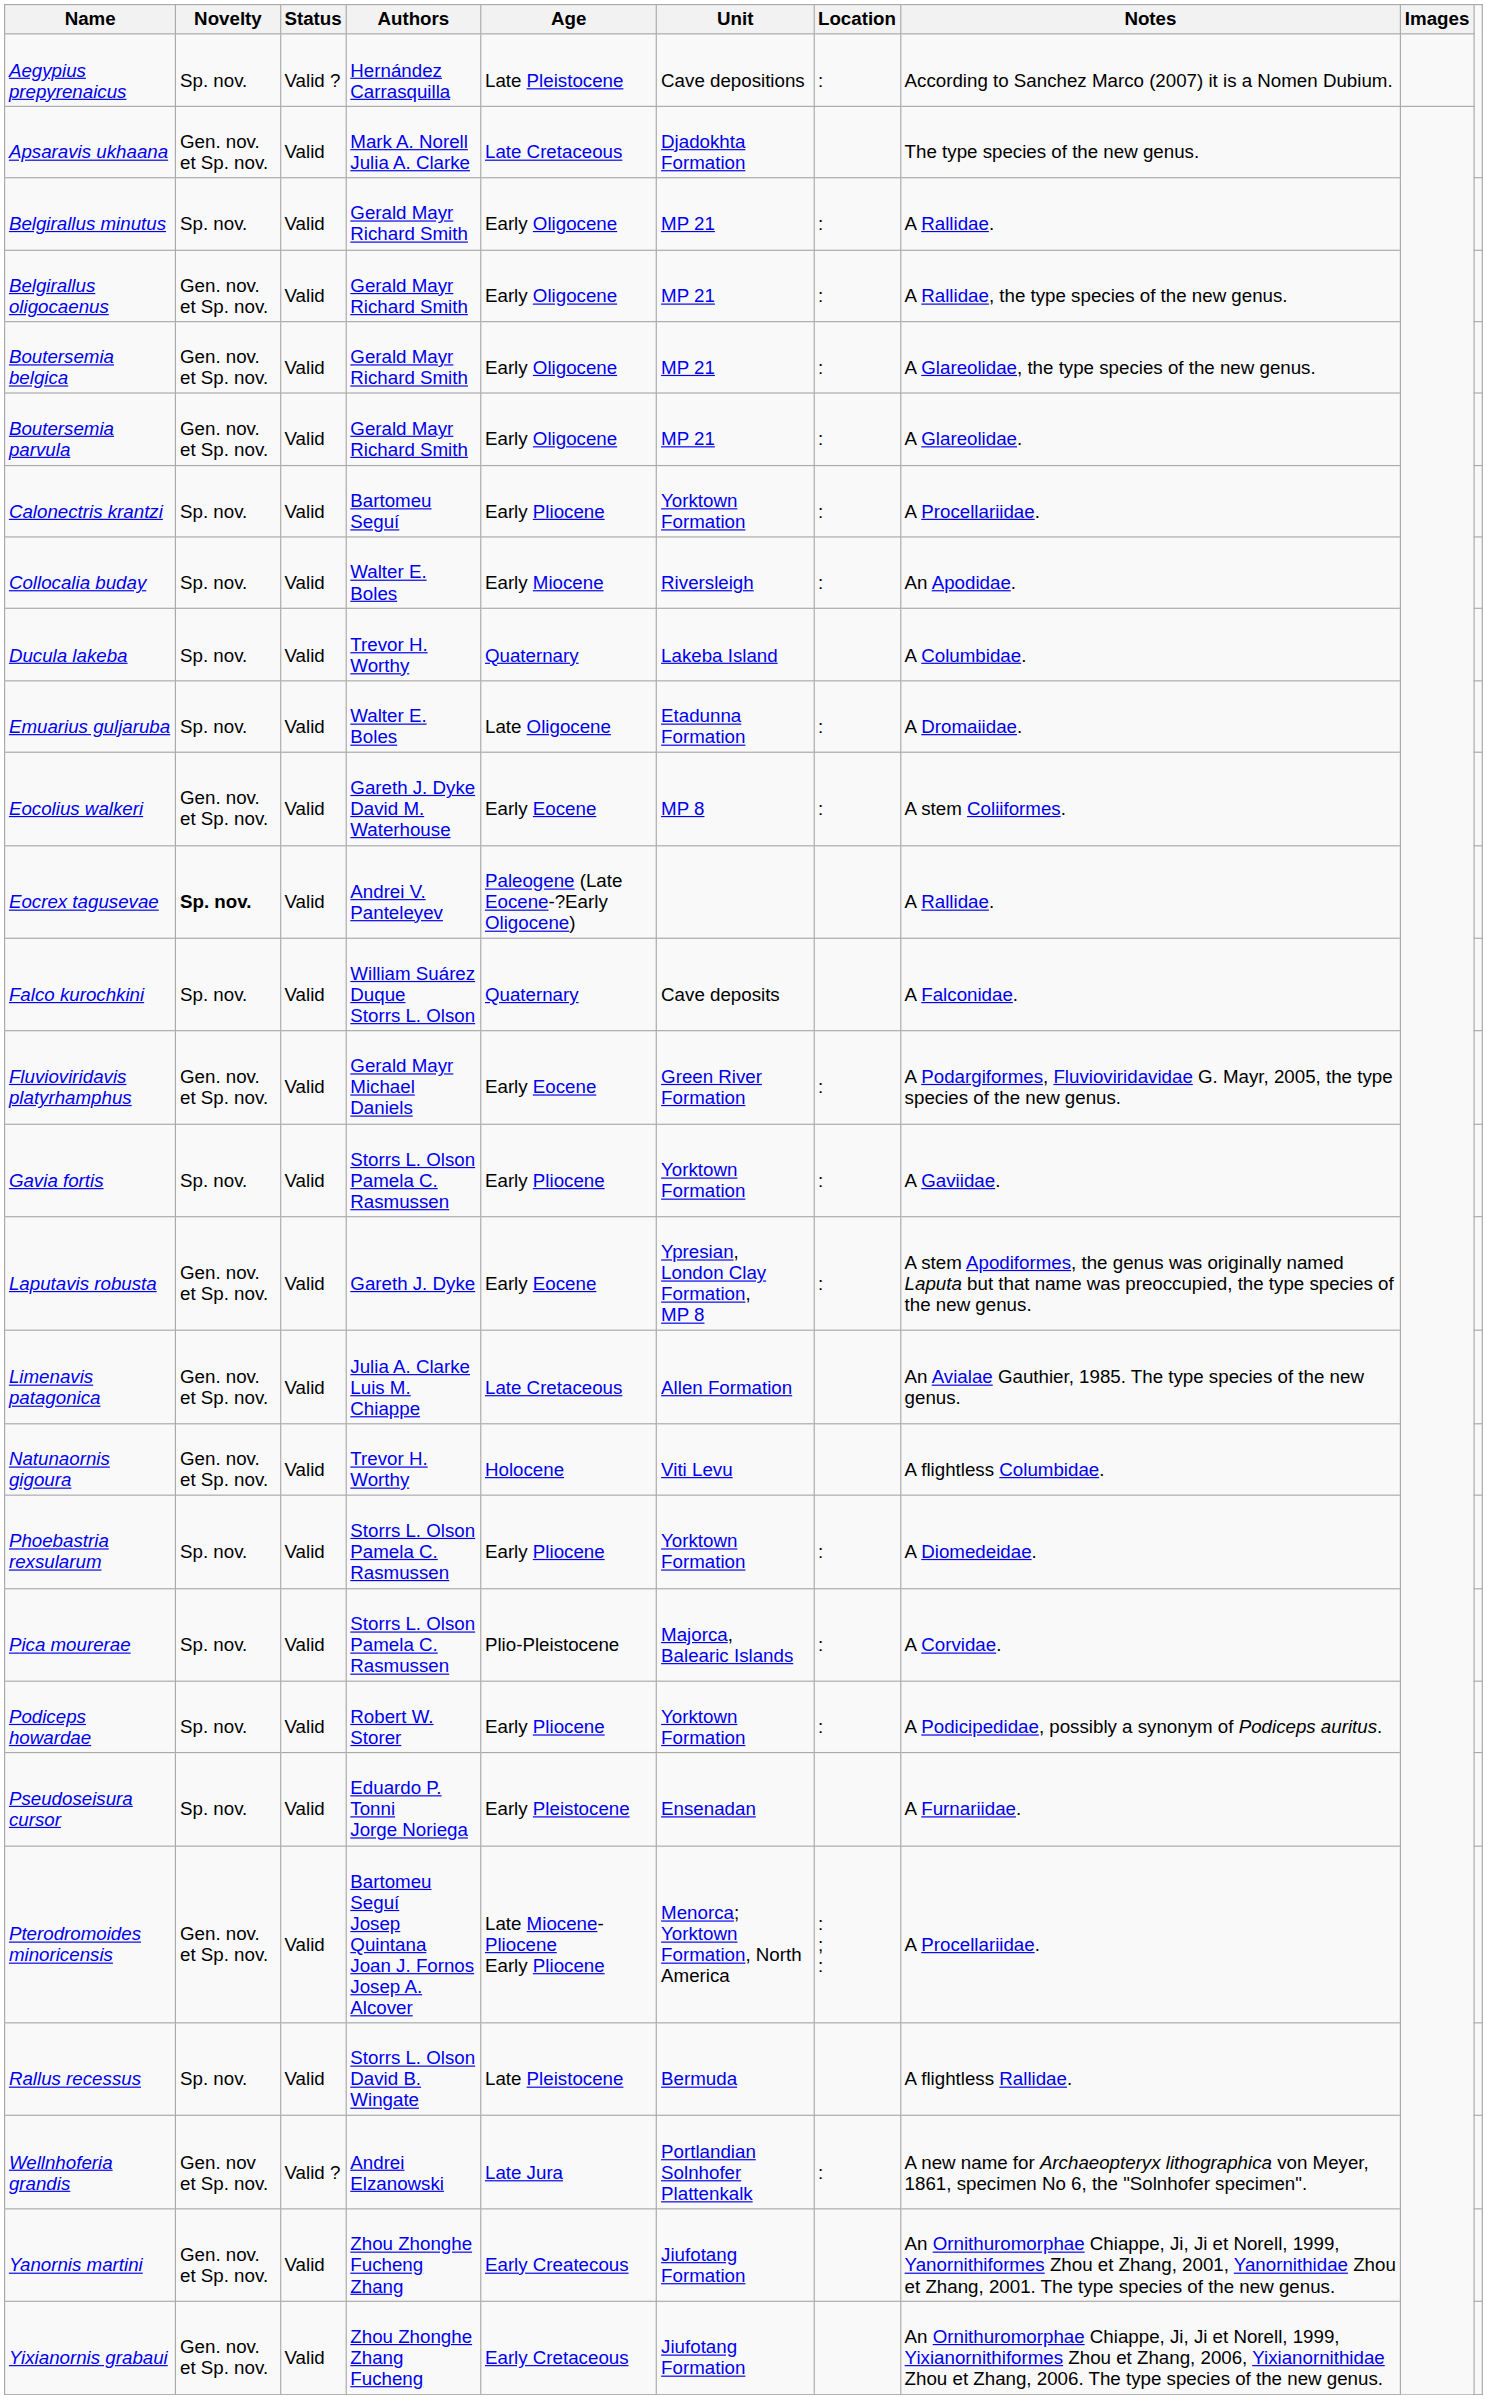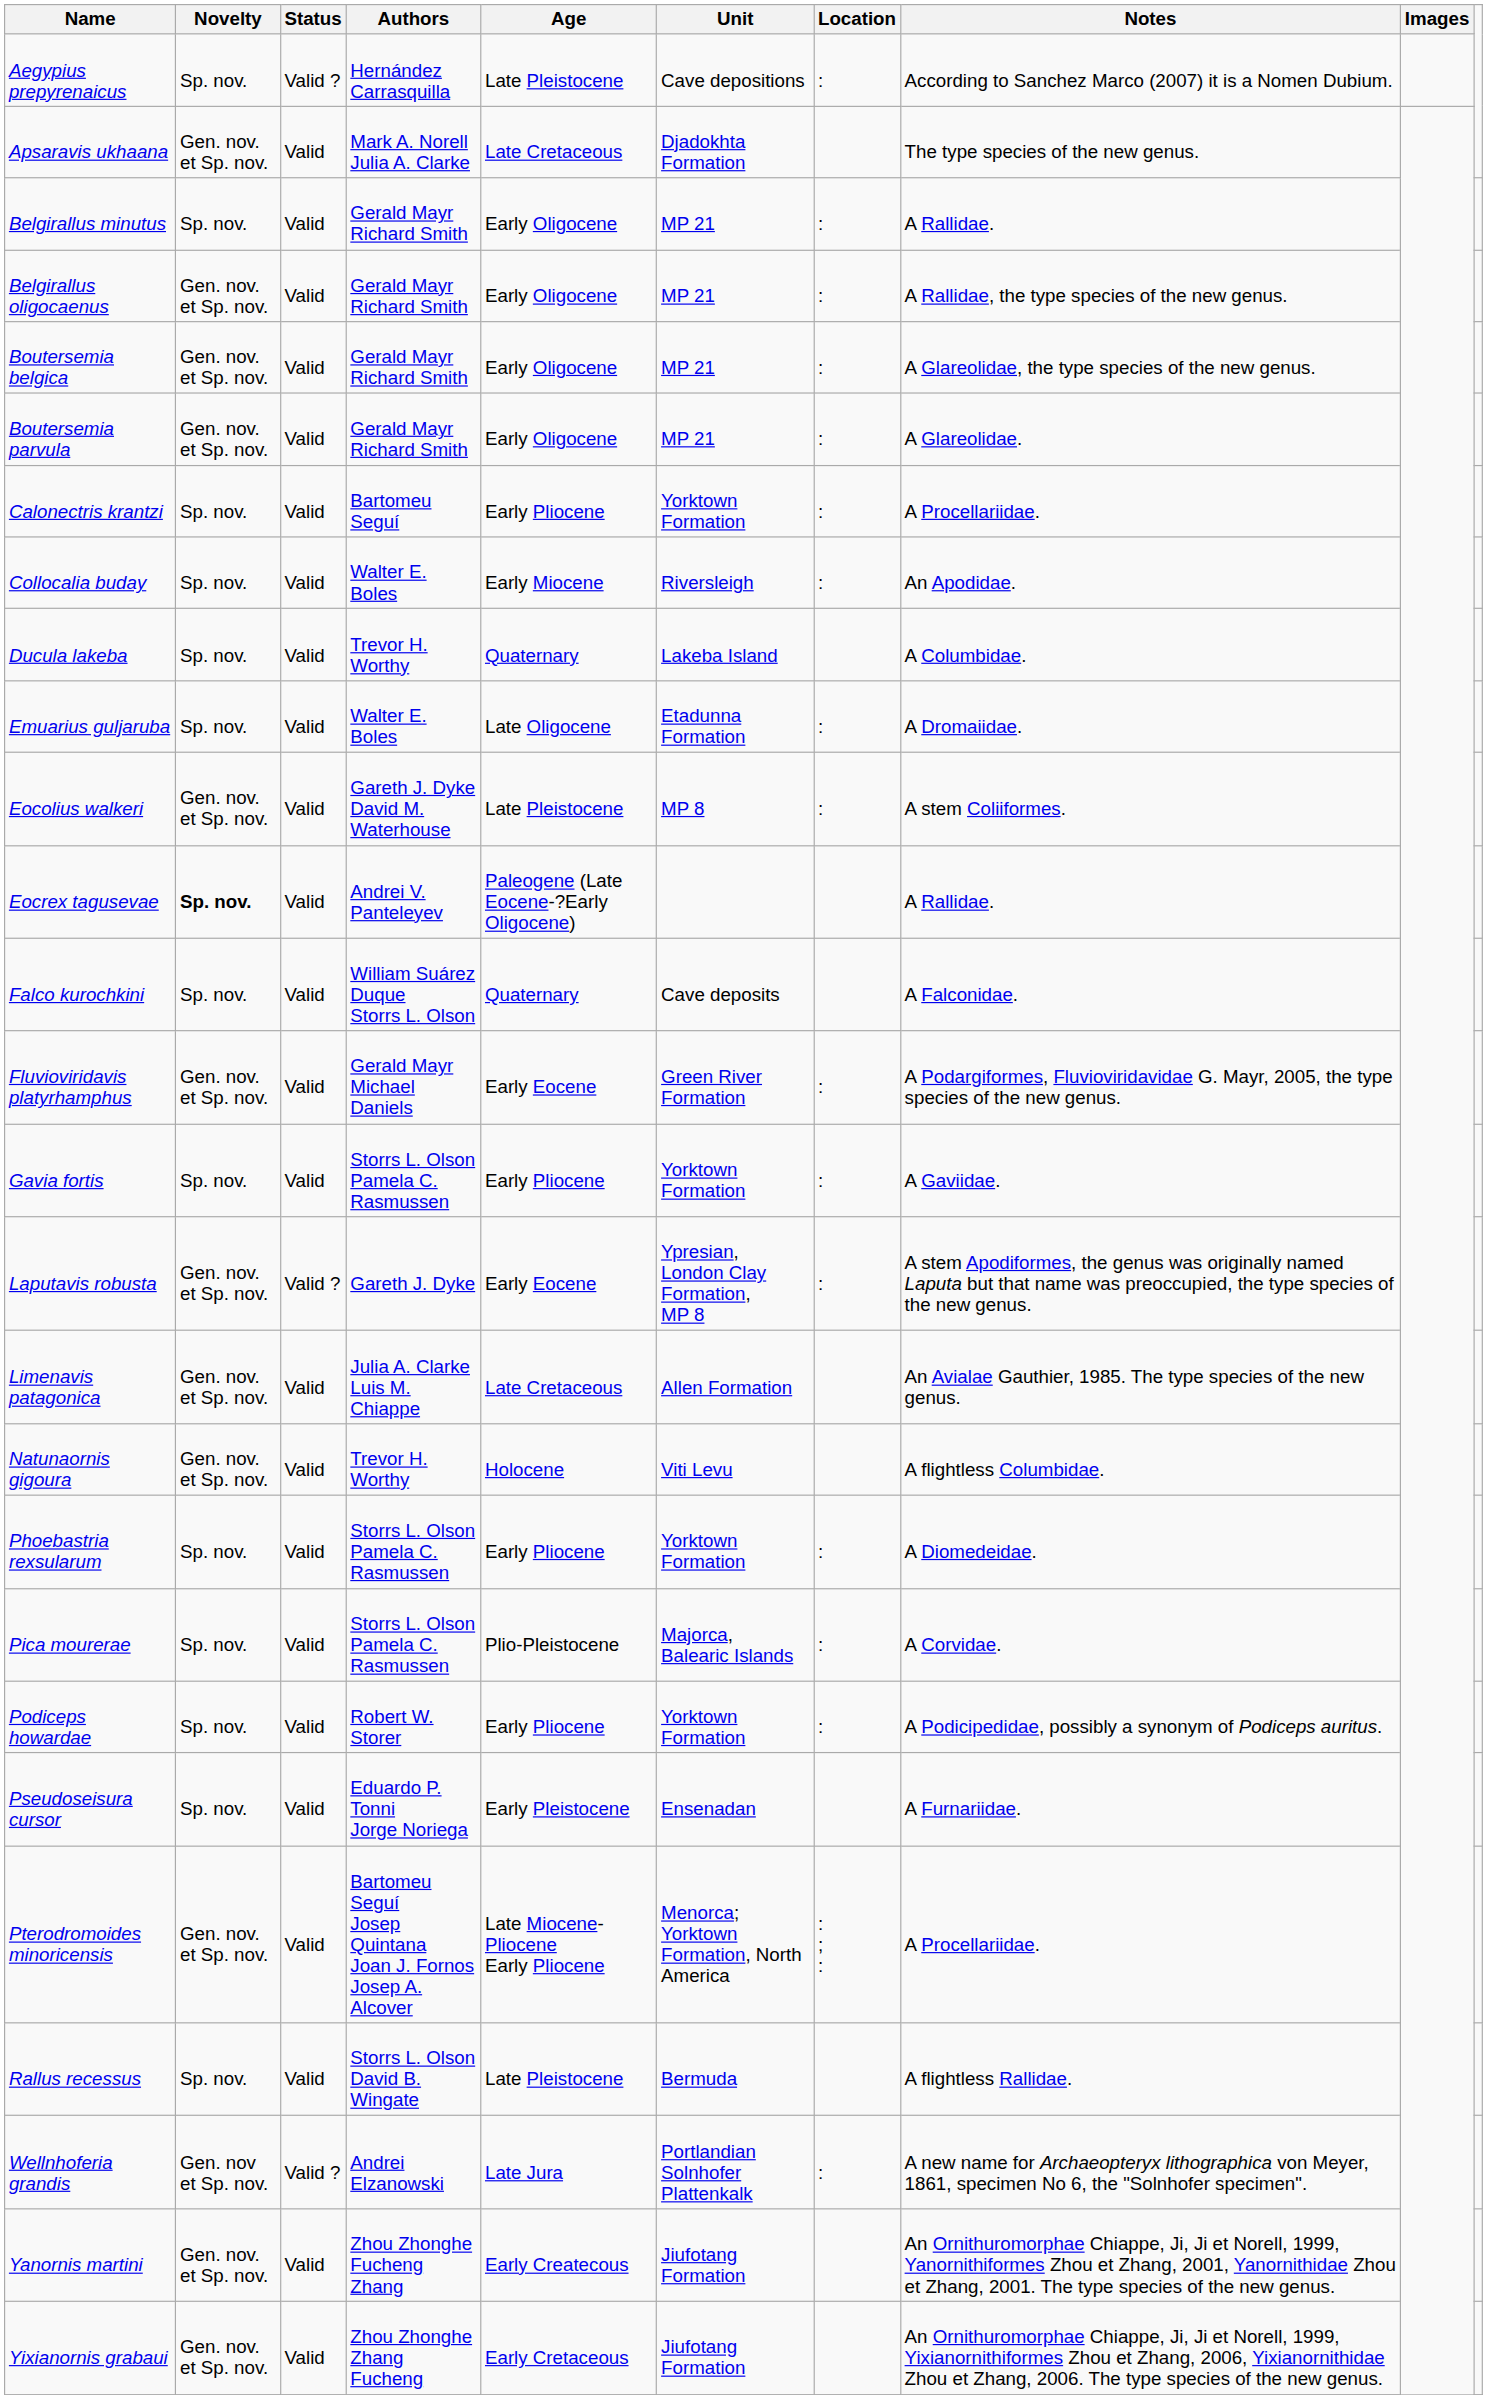(541, 809) Early Eocene -> (554, 809) Late Pleistocene
(305, 1284) Valid -> (312, 1284) Valid ?
